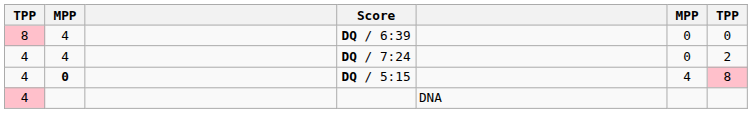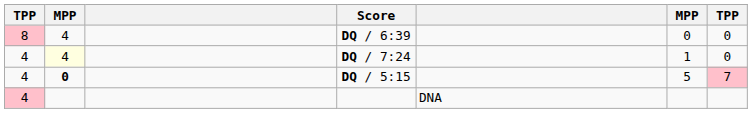(65, 56) no background -> (65, 56) lightyellow background
(687, 56) 0 -> (687, 56) 1
(727, 56) 2 -> (727, 56) 0
(687, 77) 4 -> (687, 77) 5
(727, 77) 8 -> (727, 77) 7
